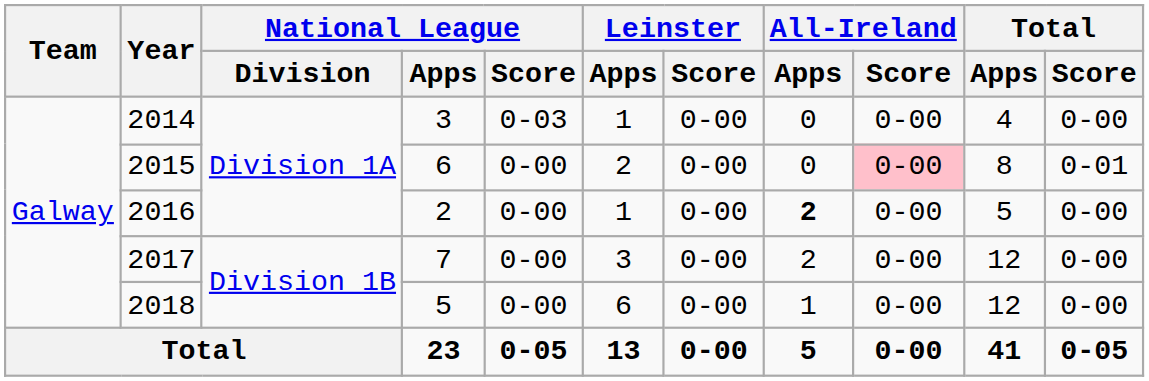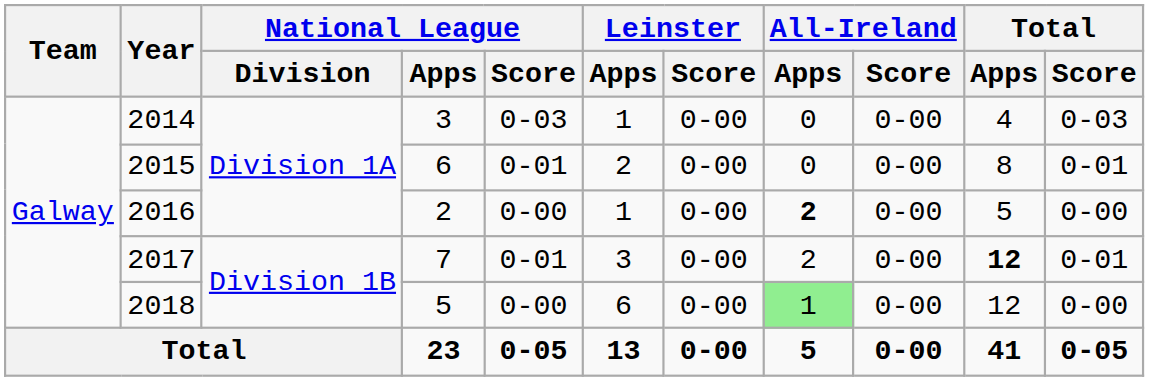(1094, 121) 0-00 -> (1094, 121) 0-03
(534, 167) 0-00 -> (534, 167) 0-01
(909, 167) pink background -> (909, 167) no background
(534, 259) 0-00 -> (534, 259) 0-01
(1004, 259) normal -> (1004, 259) bold
(1094, 259) 0-00 -> (1094, 259) 0-01
(808, 305) no background -> (808, 305) lightgreen background
